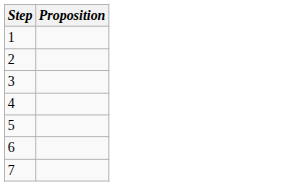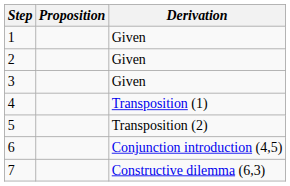+ column: (197, 15)
